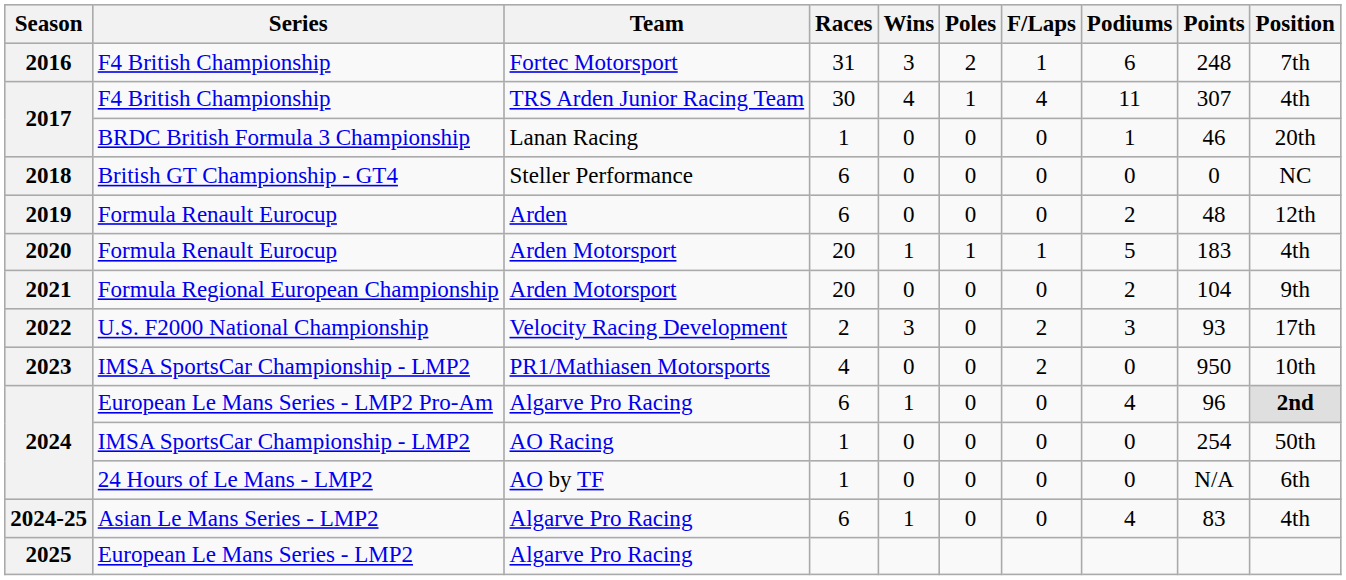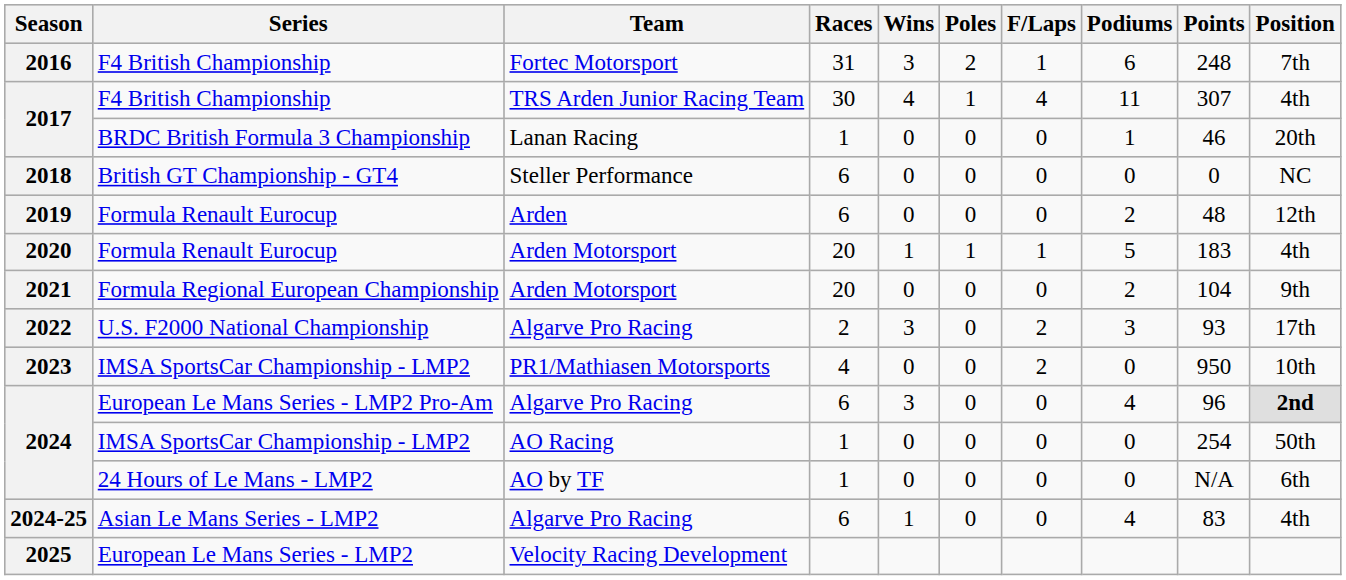(648, 327) Velocity Racing Development -> (601, 327) Algarve Pro Racing
(909, 403) 1 -> (909, 403) 3
(601, 555) Algarve Pro Racing -> (648, 555) Velocity Racing Development
